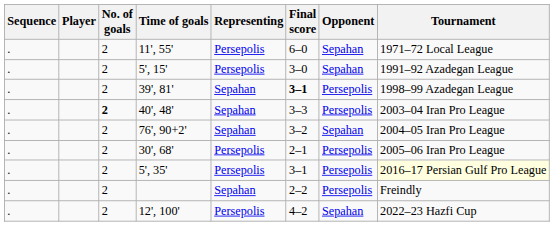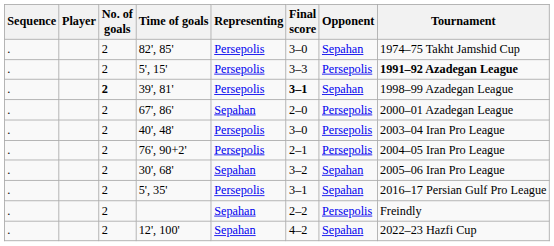- row: (156, 49)
+ row: (156, 49)
(298, 69) 3–0 -> (298, 69) 3–3
(343, 69) Sepahan -> (347, 69) Persepolis
(447, 69) normal -> (449, 69) bold
(105, 89) normal -> (105, 89) bold
(235, 89) Sepahan -> (239, 89) Persepolis
(347, 89) Persepolis -> (343, 89) Sepahan
+ row: (156, 110)
(105, 110) bold -> (105, 130) normal
(235, 110) Sepahan -> (239, 130) Persepolis
(298, 110) 3–3 -> (298, 130) 3–0
(235, 130) Sepahan -> (239, 150) Persepolis
(298, 130) 3–2 -> (298, 150) 2–1
(343, 130) Sepahan -> (347, 150) Persepolis
(239, 150) Persepolis -> (235, 170) Sepahan
(298, 150) 2–1 -> (298, 170) 3–2
(347, 150) Persepolis -> (343, 170) Sepahan
(347, 170) Persepolis -> (343, 190) Sepahan
(463, 170) lightyellow background -> (463, 190) no background
(239, 211) Persepolis -> (235, 231) Sepahan
